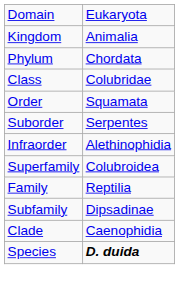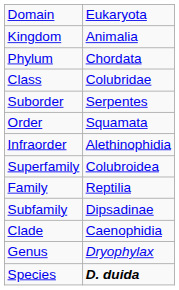rows swapped: (25, 101) <-> (36, 123)
+ row: (28, 252)
